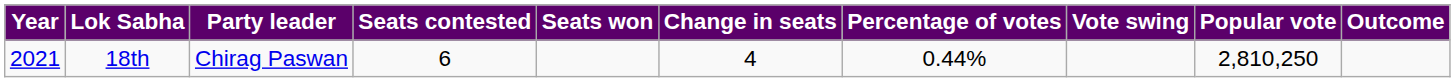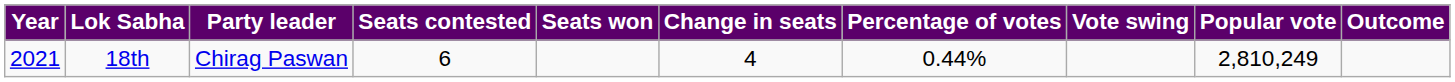(1268, 58) 2,810,250 -> (1268, 58) 2,810,249
